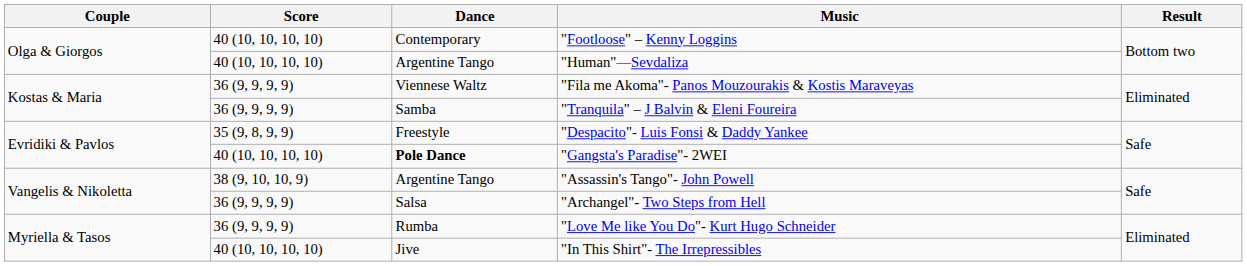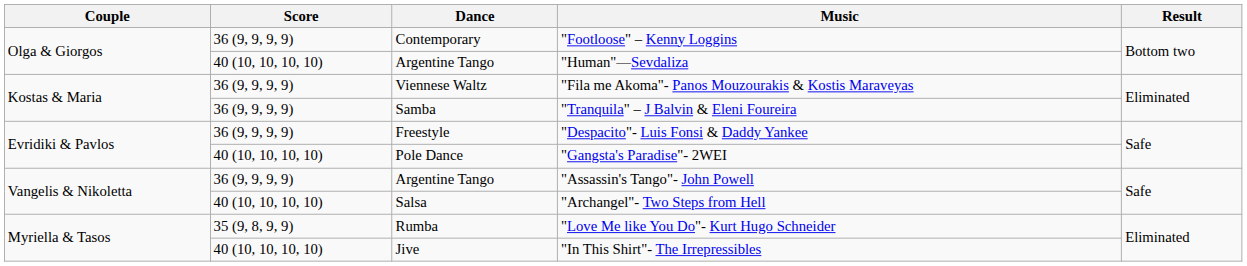(268, 39) 40 (10, 10, 10, 10) -> (253, 39) 36 (9, 9, 9, 9)
(253, 132) 35 (9, 8, 9, 9) -> (253, 132) 36 (9, 9, 9, 9)
(431, 156) bold -> (429, 156) normal
(261, 179) 38 (9, 10, 10, 9) -> (253, 179) 36 (9, 9, 9, 9)
(253, 202) 36 (9, 9, 9, 9) -> (268, 202) 40 (10, 10, 10, 10)
(253, 226) 36 (9, 9, 9, 9) -> (253, 226) 35 (9, 8, 9, 9)
